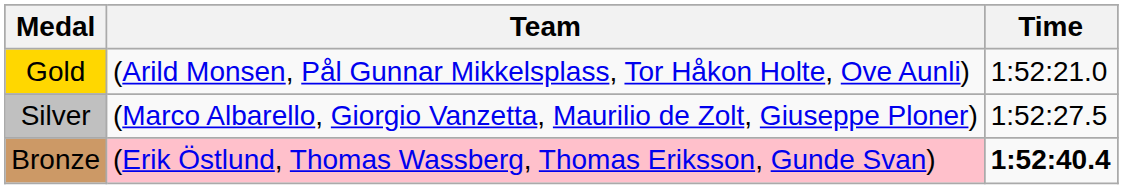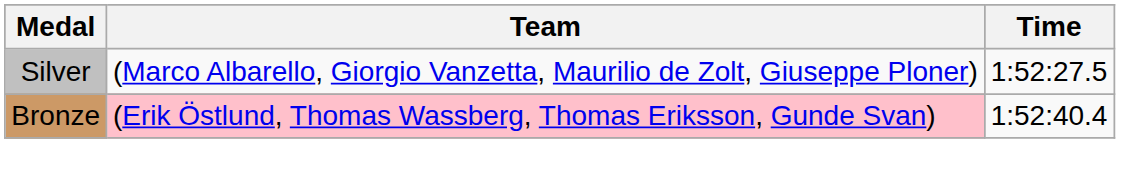- row: (56, 71)
(1051, 159) bold -> (1049, 115) normal
